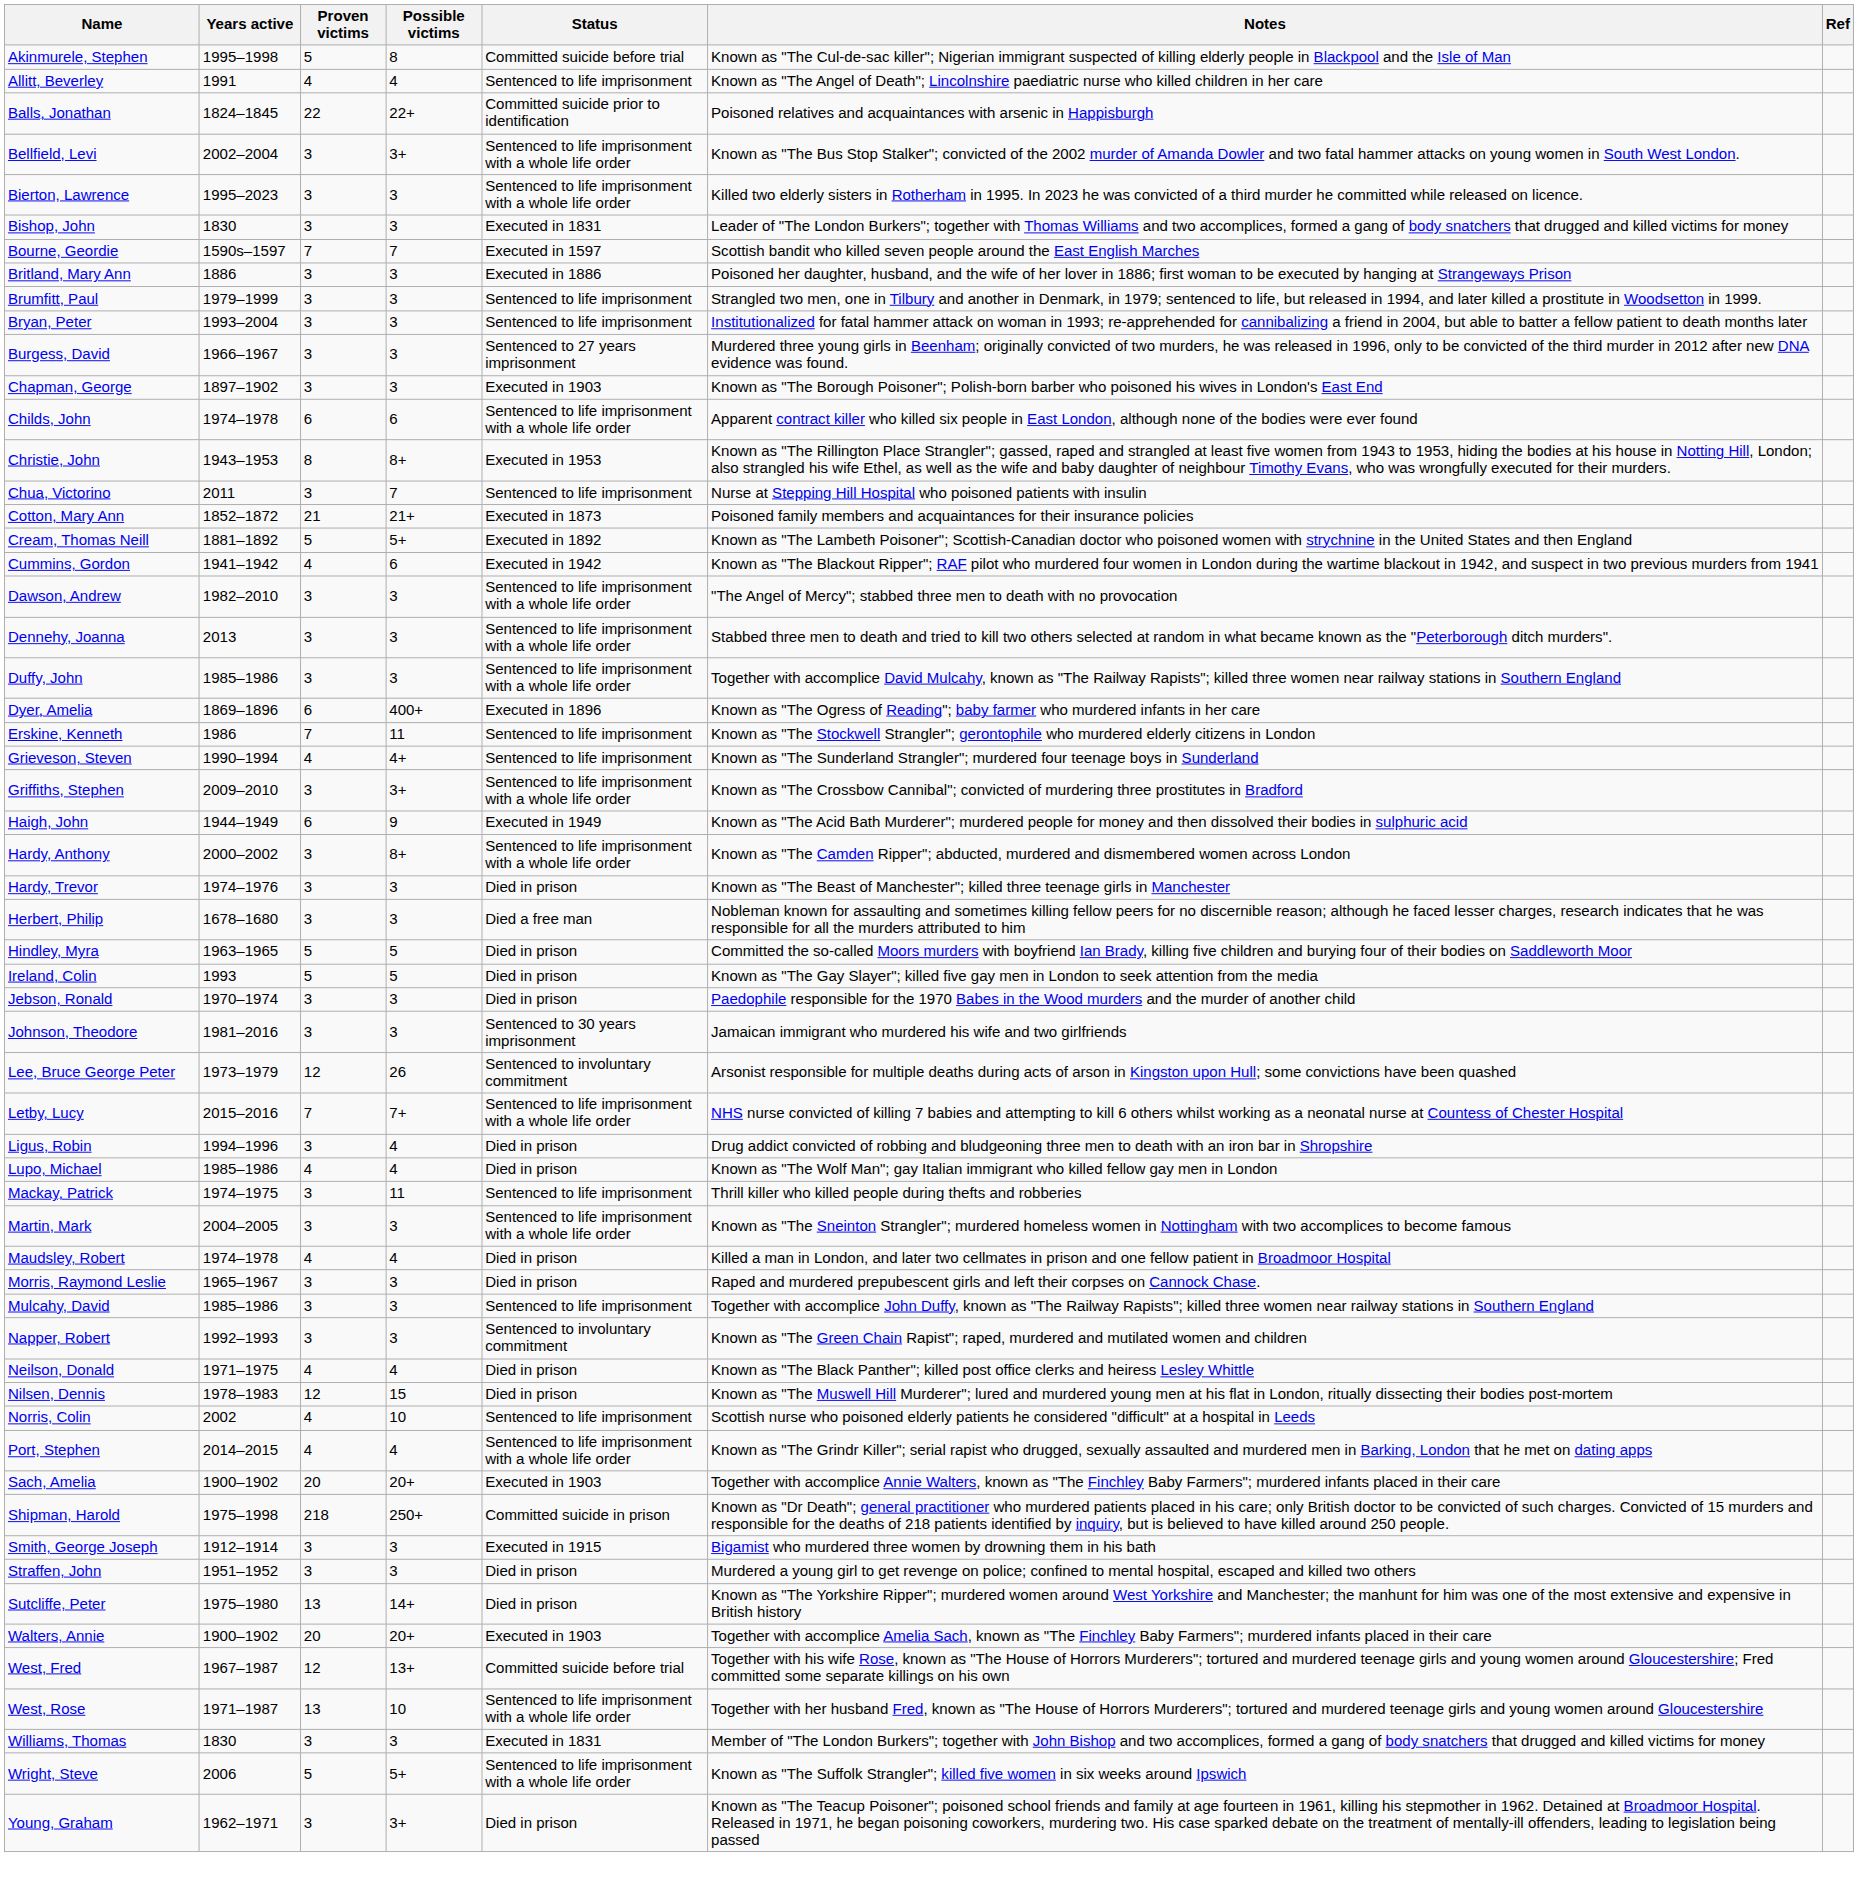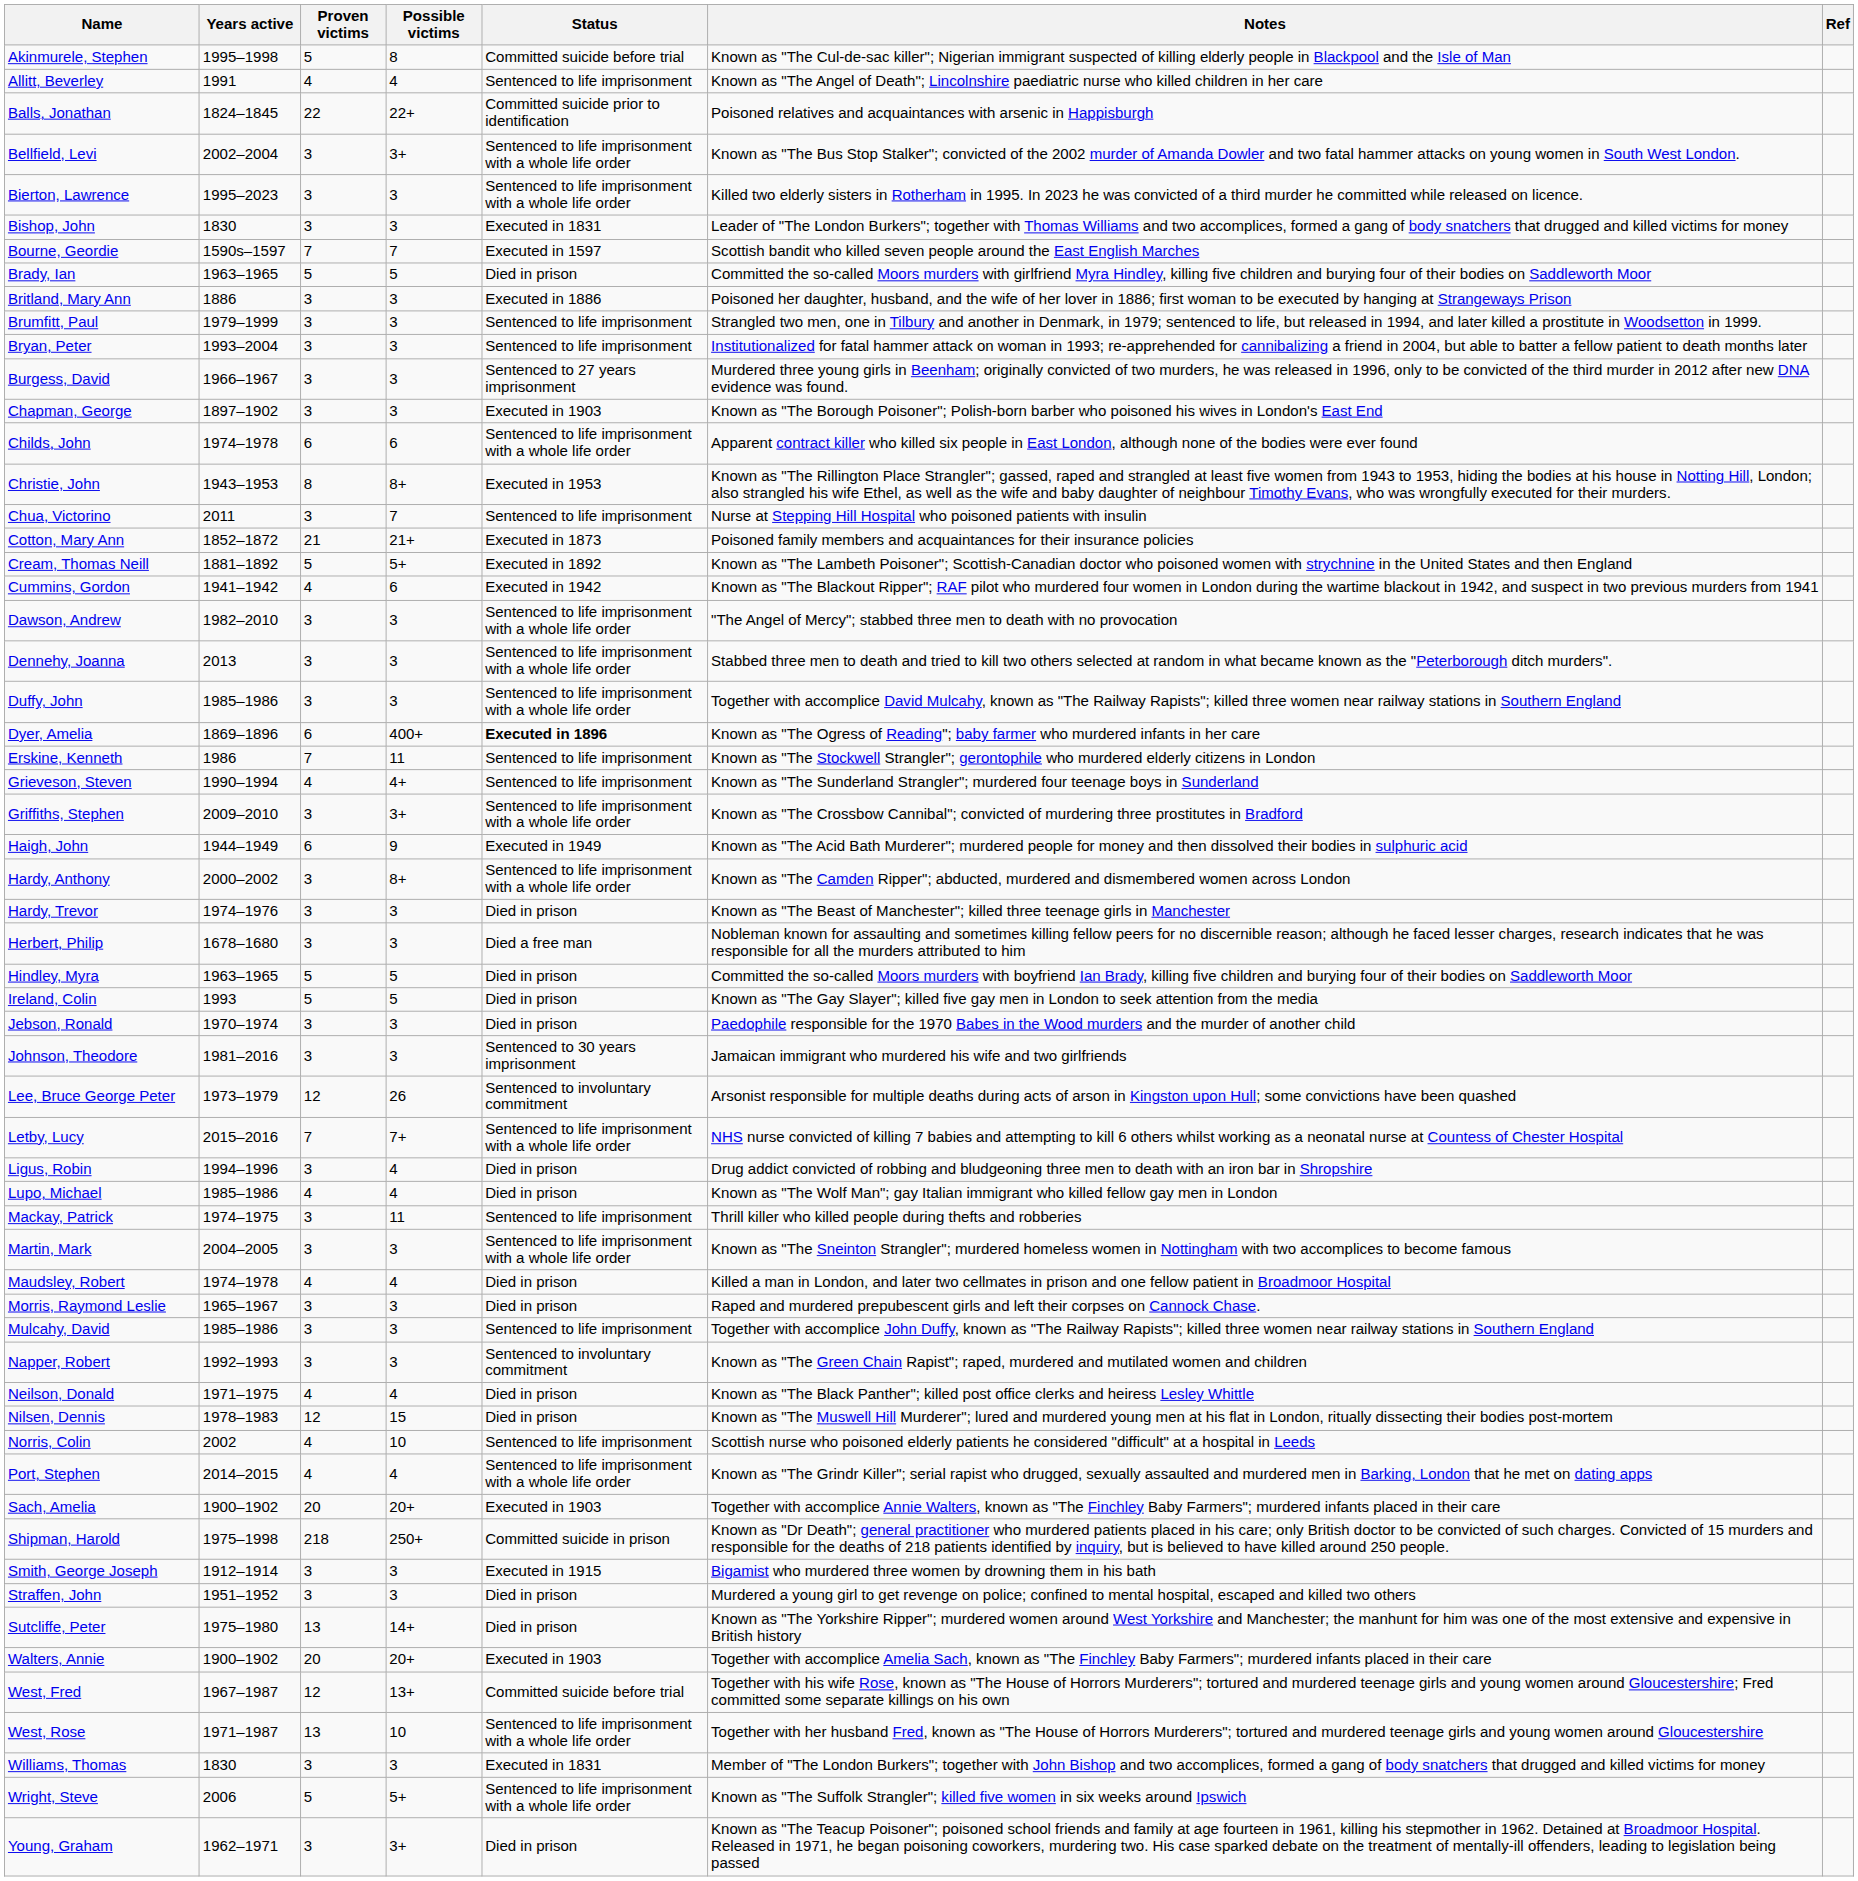+ row: (42, 274)
(543, 710) normal -> (546, 734) bold
